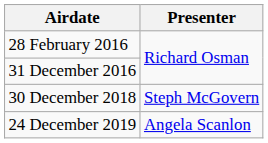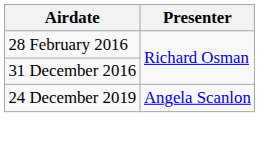- row: (72, 97)
